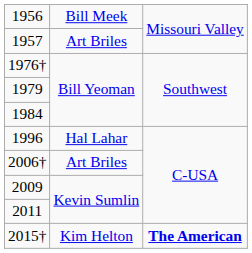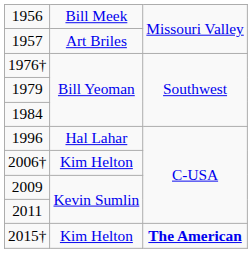(96, 162) Art Briles -> (96, 162) Kim Helton
